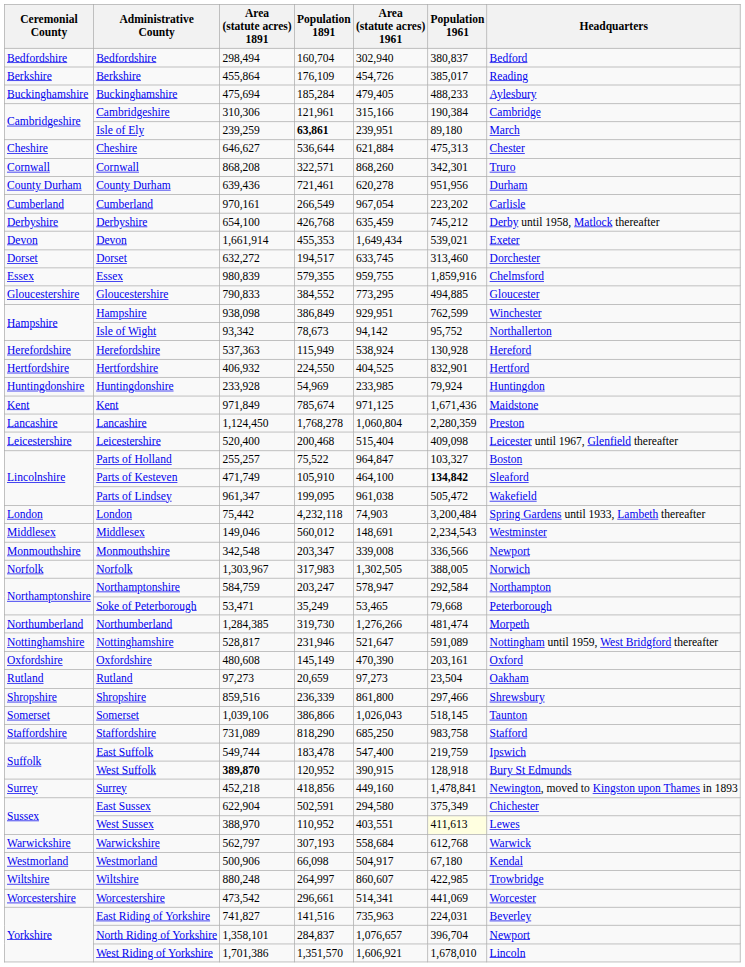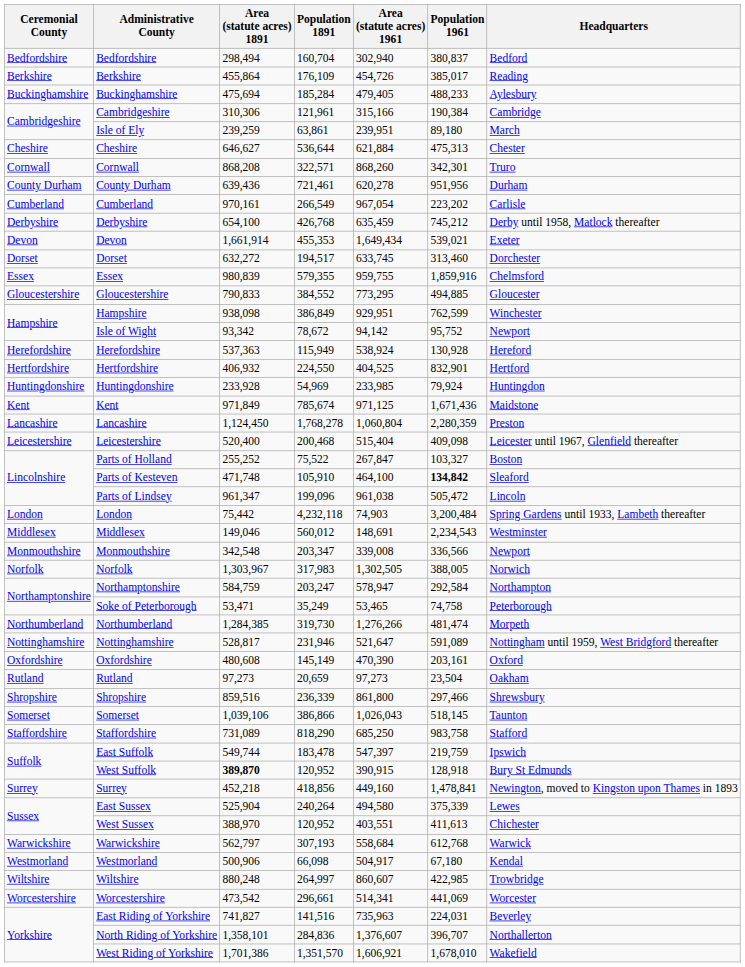(313, 130) bold -> (313, 130) normal
(313, 331) 78,673 -> (313, 331) 78,672
(521, 331) Northallerton -> (510, 331) Newport
(241, 459) 255,257 -> (241, 459) 255,252
(375, 459) 964,847 -> (375, 459) 267,847
(241, 478) 471,749 -> (241, 478) 471,748
(316, 496) 199,095 -> (316, 496) 199,096
(513, 496) Wakefield -> (508, 496) Lincoln
(446, 605) 79,668 -> (446, 605) 74,758
(375, 752) 547,400 -> (375, 752) 547,397
(241, 806) 622,904 -> (241, 806) 525,904
(316, 806) 502,591 -> (316, 806) 240,264
(375, 806) 294,580 -> (375, 806) 494,580
(449, 806) 375,349 -> (449, 806) 375,339
(514, 806) Chichester -> (505, 806) Lewes
(315, 825) 110,952 -> (316, 825) 120,952
(449, 825) lightyellow background -> (449, 825) no background
(505, 825) Lewes -> (514, 825) Chichester
(316, 934) 284,837 -> (316, 934) 284,836
(379, 934) 1,076,657 -> (379, 934) 1,376,607
(449, 934) 396,704 -> (449, 934) 396,707
(510, 934) Newport -> (521, 934) Northallerton
(508, 953) Lincoln -> (513, 953) Wakefield
